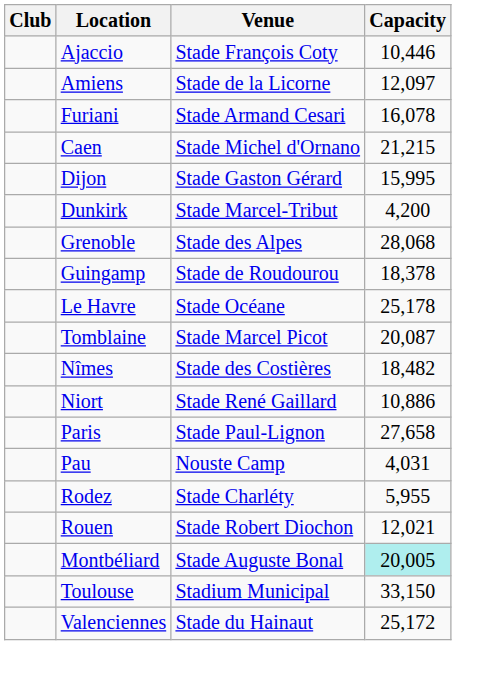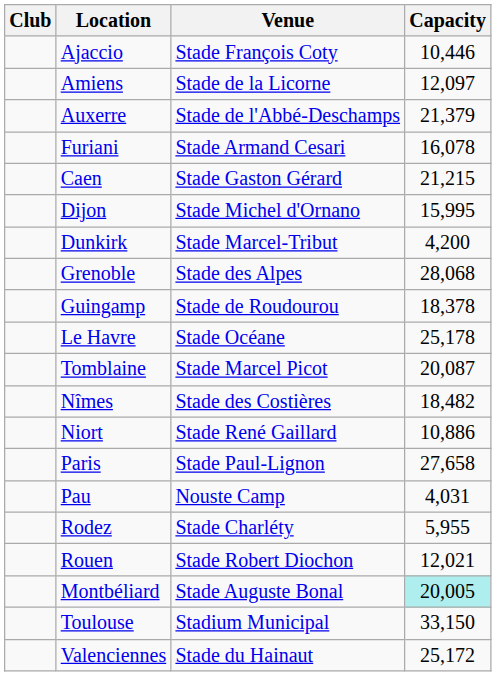+ row: (93, 115)
(268, 147) Stade Michel d'Ornano -> (259, 178) Stade Gaston Gérard
(259, 178) Stade Gaston Gérard -> (268, 210) Stade Michel d'Ornano
